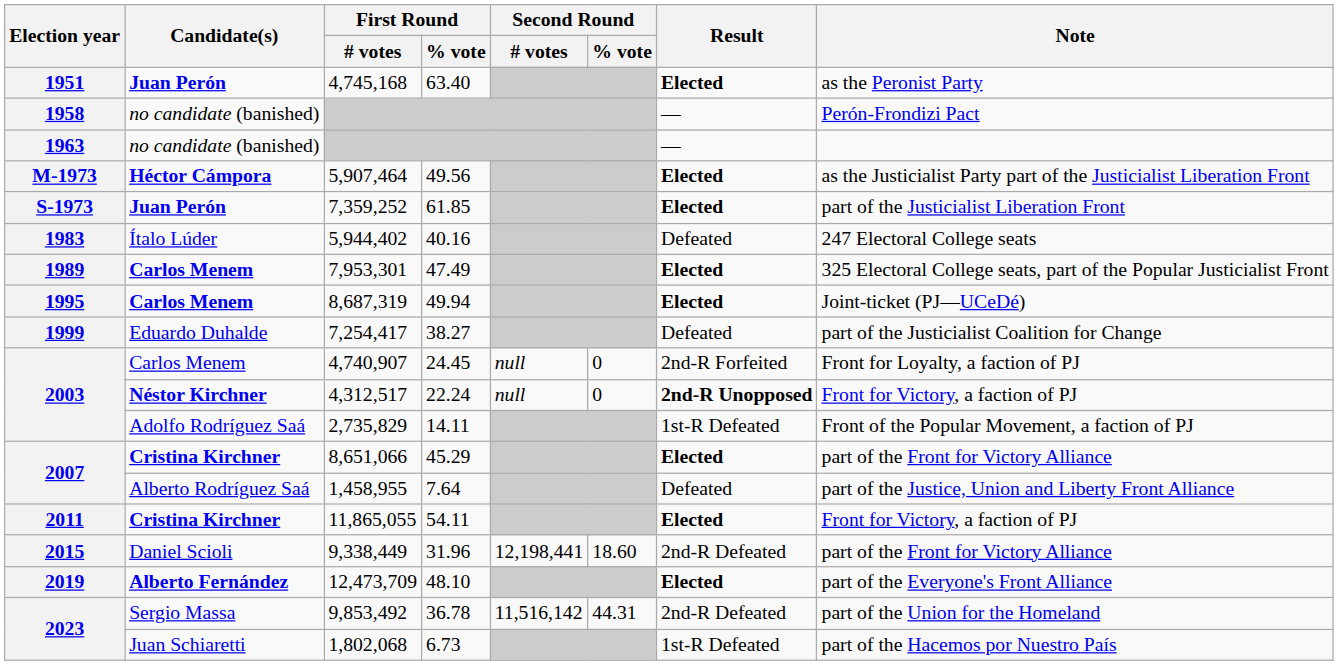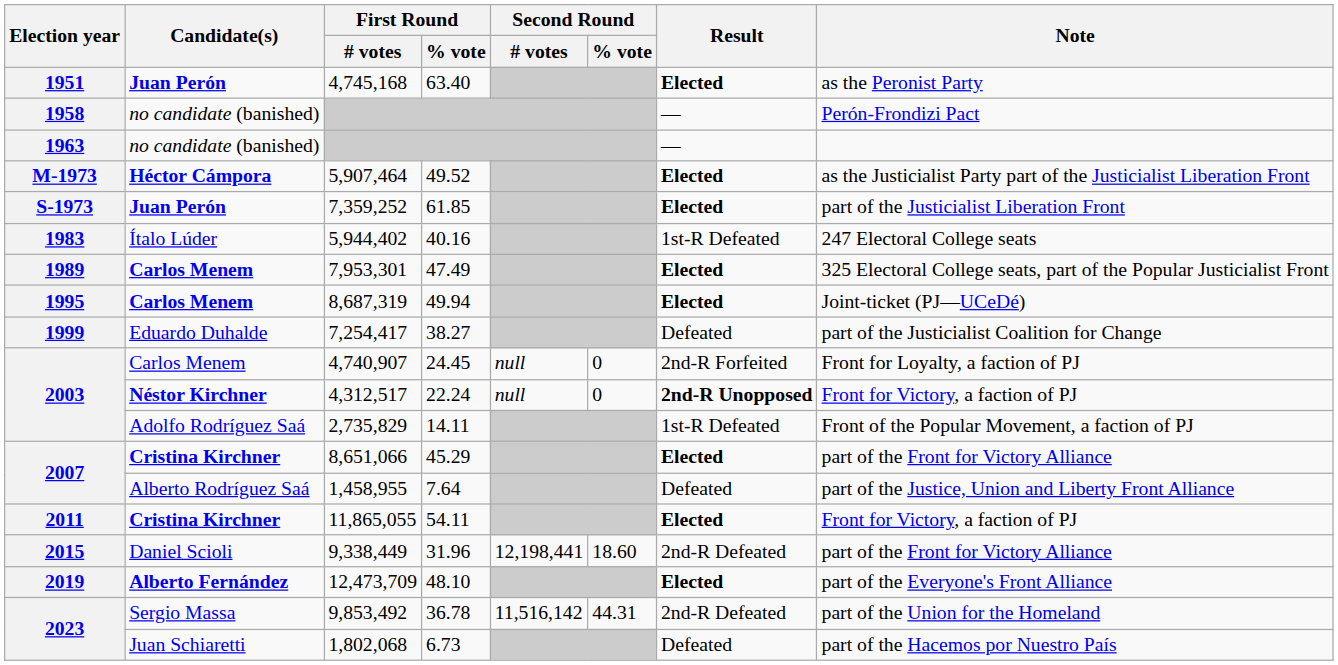(448, 176) 49.56 -> (448, 176) 49.52
(696, 238) Defeated -> (720, 238) 1st-R Defeated
(720, 644) 1st-R Defeated -> (696, 644) Defeated
